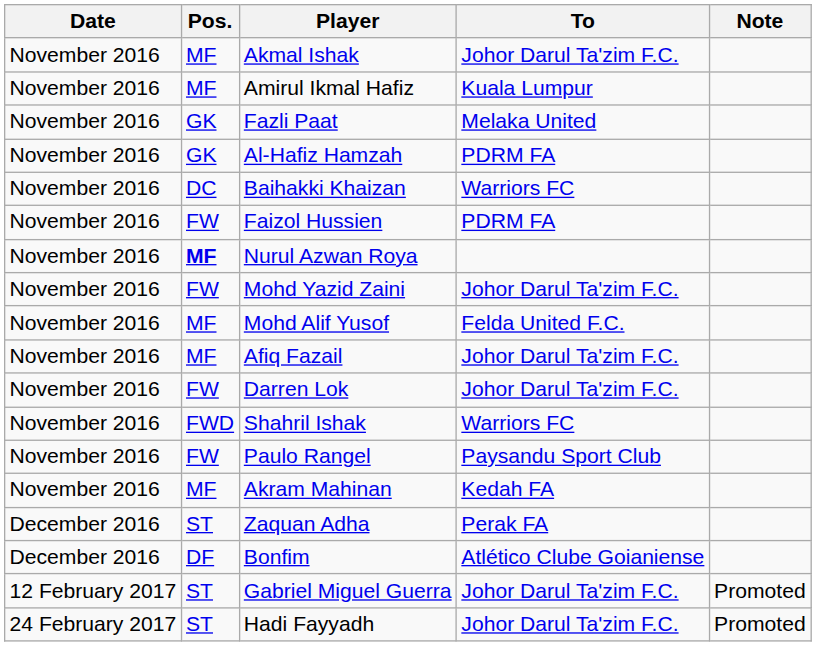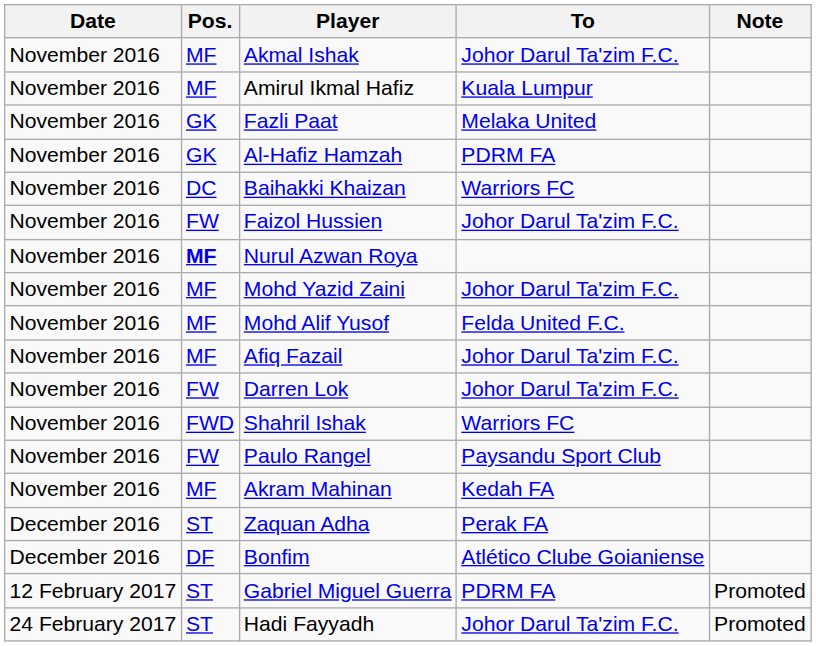(508, 222) PDRM FA -> (570, 222) Johor Darul Ta'zim F.C.
(202, 289) FW -> (201, 289) MF
(570, 590) Johor Darul Ta'zim F.C. -> (508, 590) PDRM FA
